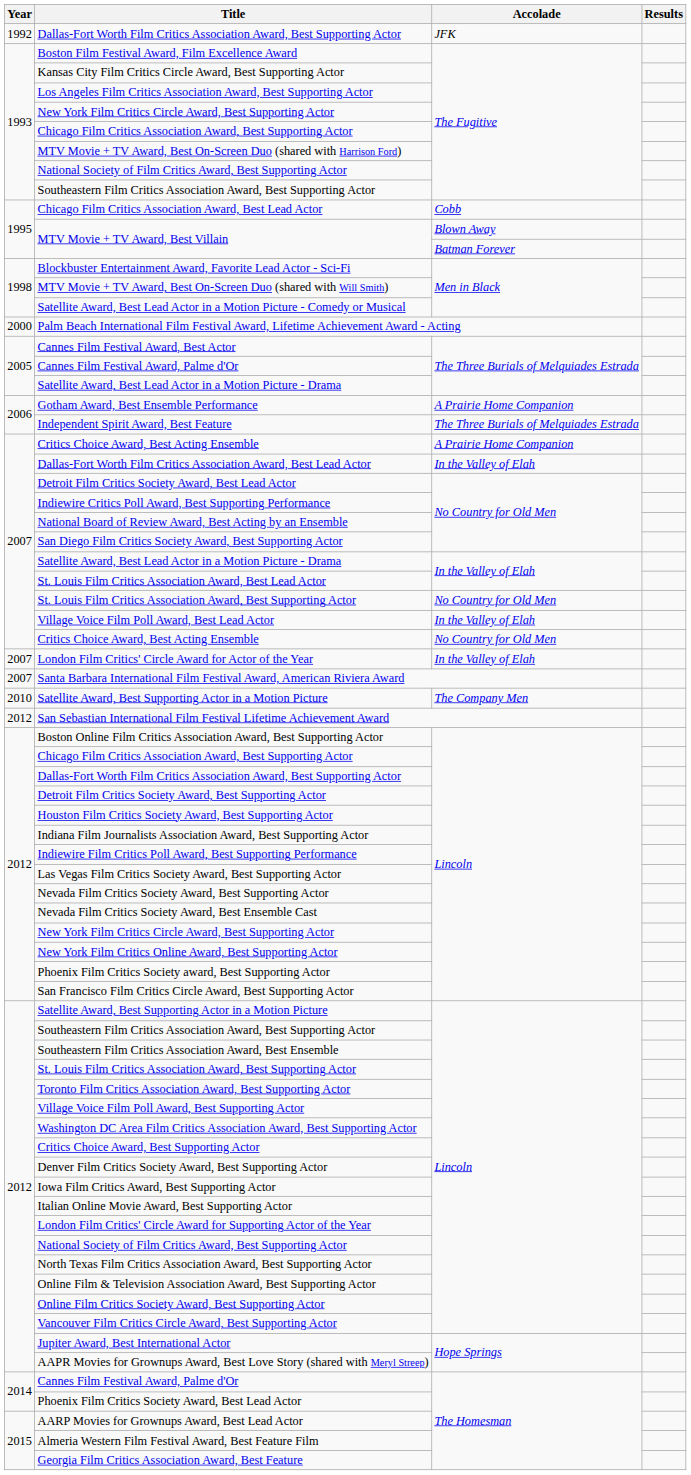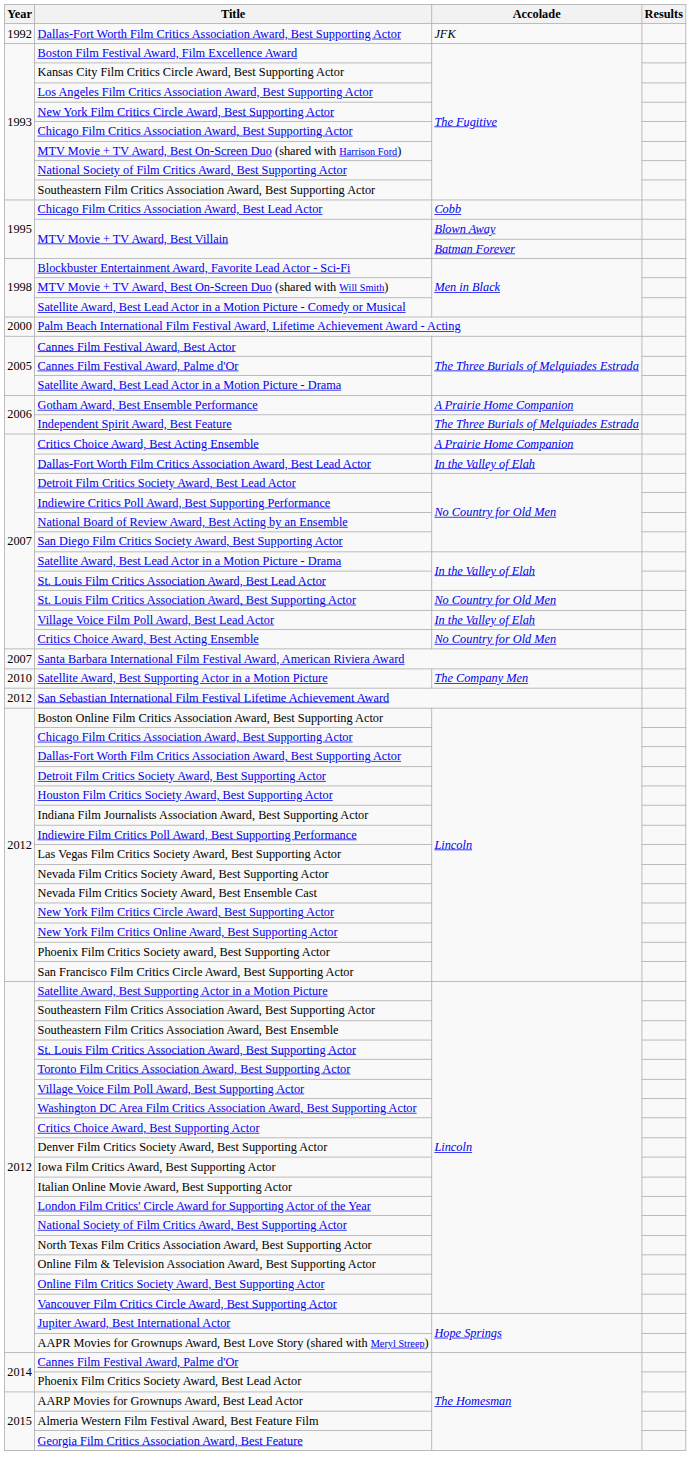- row: (175, 659)
